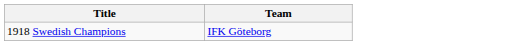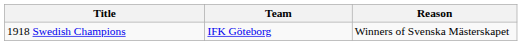+ column: (435, 13)
